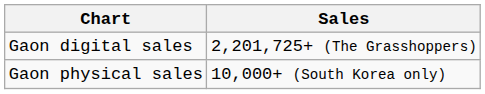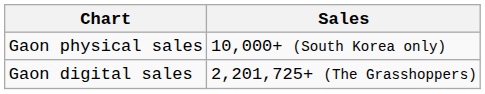rows swapped: (106, 74) <-> (101, 46)
